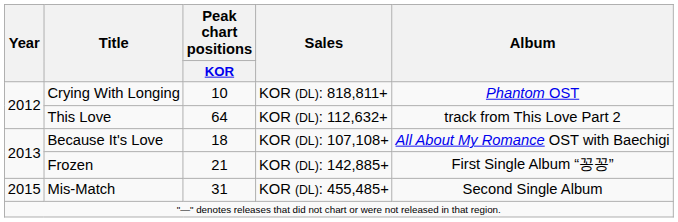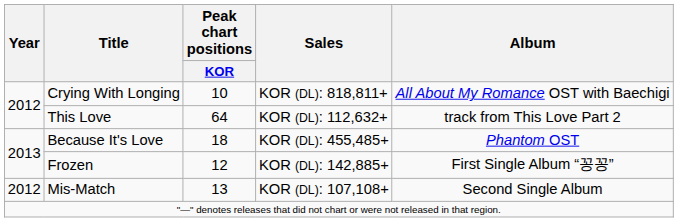(533, 93) Phantom OST -> (533, 93) All About My Romance OST with Baechigi
(324, 140) KOR (DL): 107,108+ -> (324, 140) KOR (DL): 455,485+
(533, 140) All About My Romance OST with Baechigi -> (533, 140) Phantom OST
(219, 164) 21 -> (219, 164) 12
(24, 189) 2015 -> (24, 189) 2012
(219, 189) 31 -> (219, 189) 13
(324, 189) KOR (DL): 455,485+ -> (324, 189) KOR (DL): 107,108+
